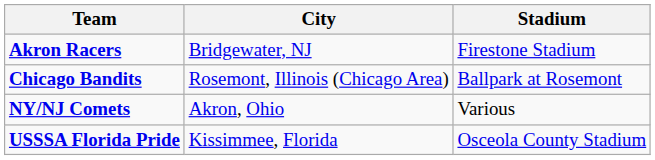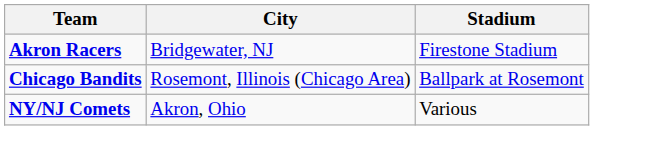- row: (94, 139)
